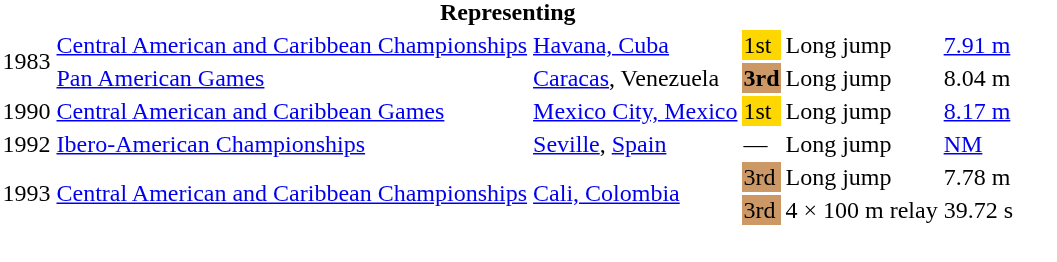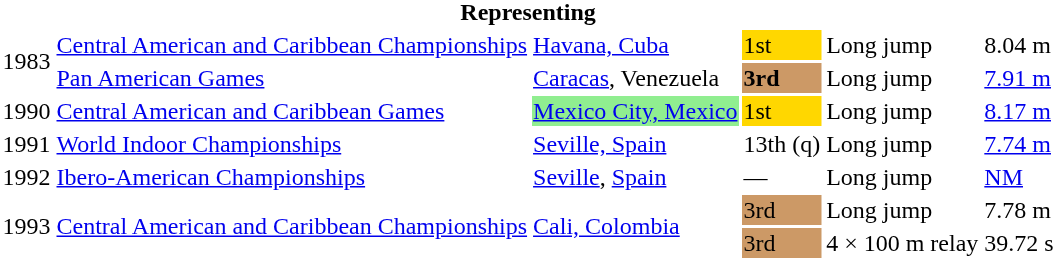(977, 44) 7.91 m -> (1018, 44) 8.04 m
(977, 77) 8.04 m -> (1018, 77) 7.91 m
(635, 110) no background -> (635, 110) lightgreen background
+ row: (26, 143)
